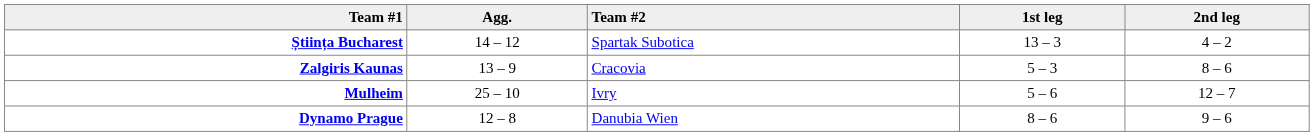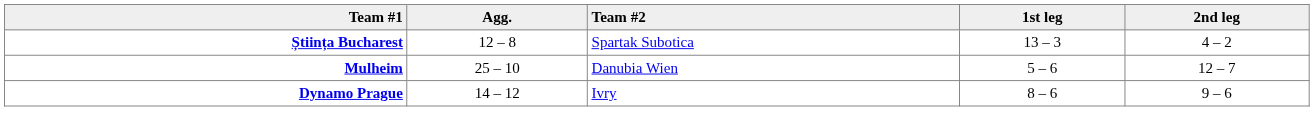(497, 42) 14 – 12 -> (497, 42) 12 – 8
- row: (351, 67)
(604, 93) Ivry -> (635, 67) Danubia Wien
(497, 118) 12 – 8 -> (497, 93) 14 – 12
(635, 118) Danubia Wien -> (604, 93) Ivry
